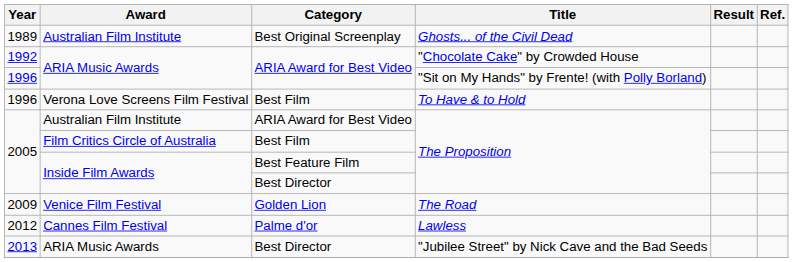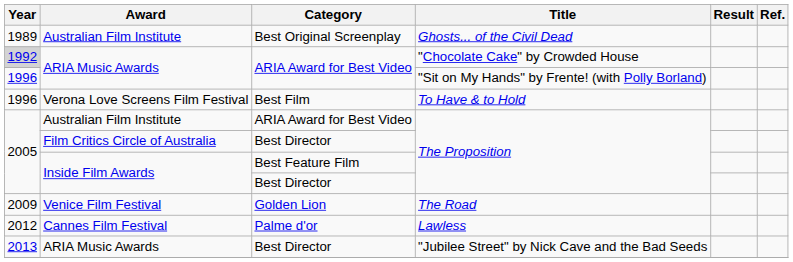(22, 57) no background -> (22, 57) lightgrey background
(282, 141) Best Film -> (293, 141) Best Director
